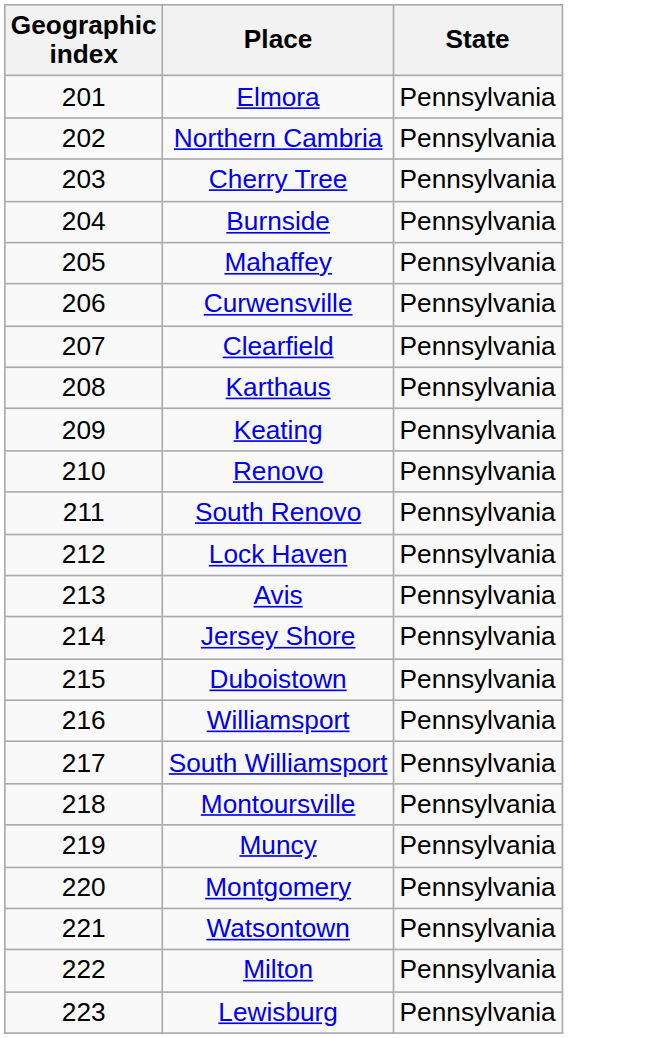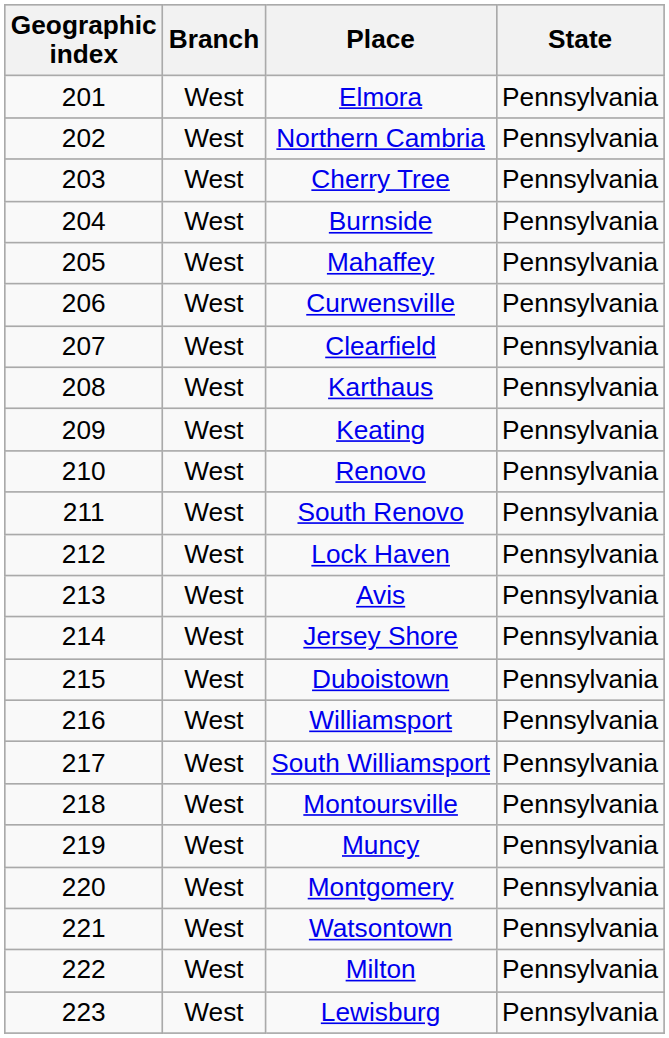+ column: (214, 40)
